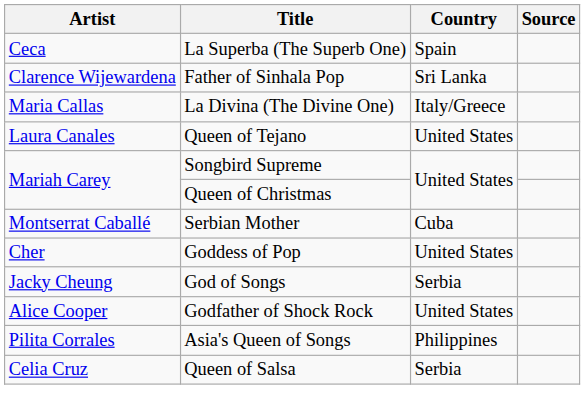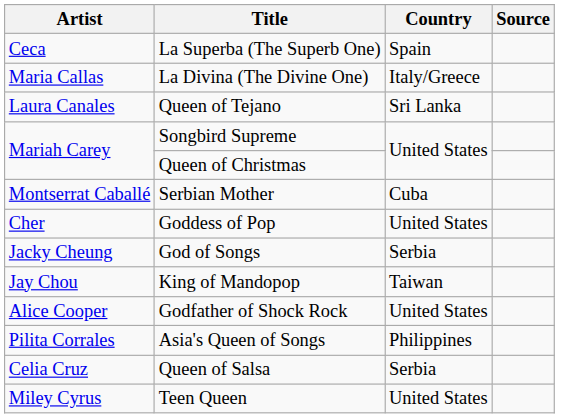- row: (264, 77)
(464, 135) United States -> (425, 106) Sri Lanka
+ row: (229, 281)
+ row: (203, 398)
